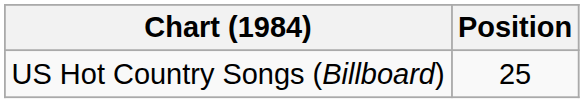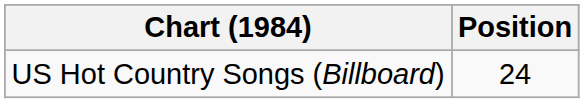(515, 73) 25 -> (515, 73) 24
